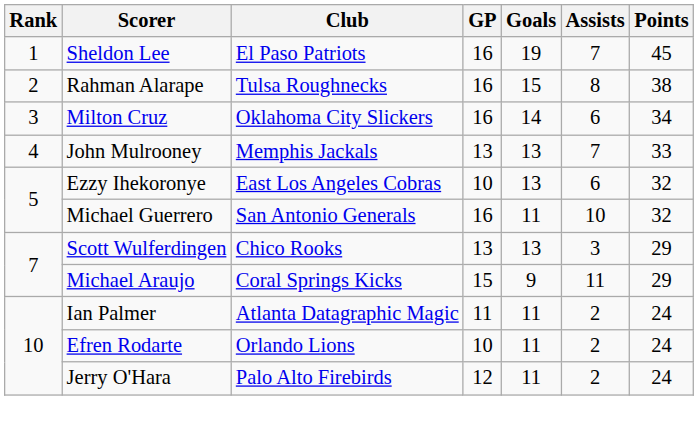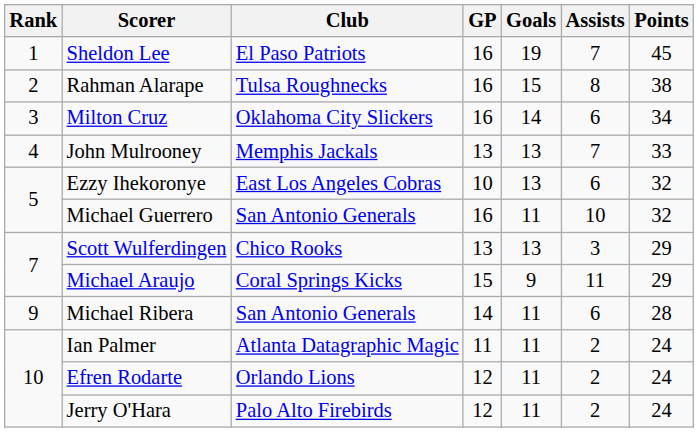+ row: (130, 313)
(482, 345) 10 -> (482, 378) 12
